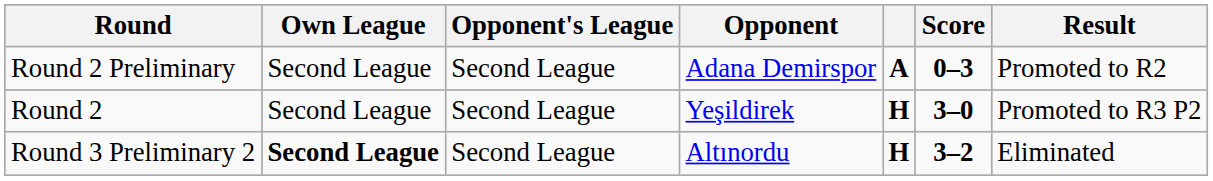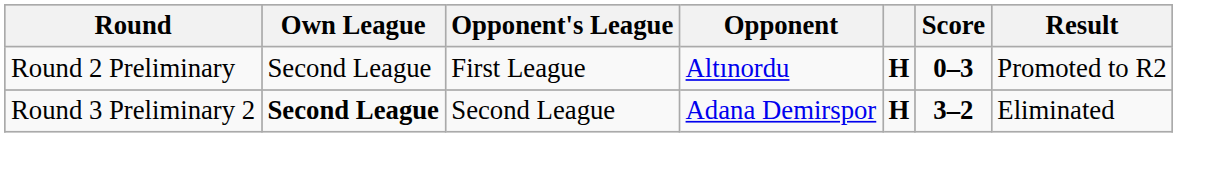(533, 68) Second League -> (518, 68) First League
(781, 68) Adana Demirspor -> (738, 68) Altınordu
(899, 68) A -> (899, 68) H
- row: (57, 110)
(738, 152) Altınordu -> (781, 110) Adana Demirspor
